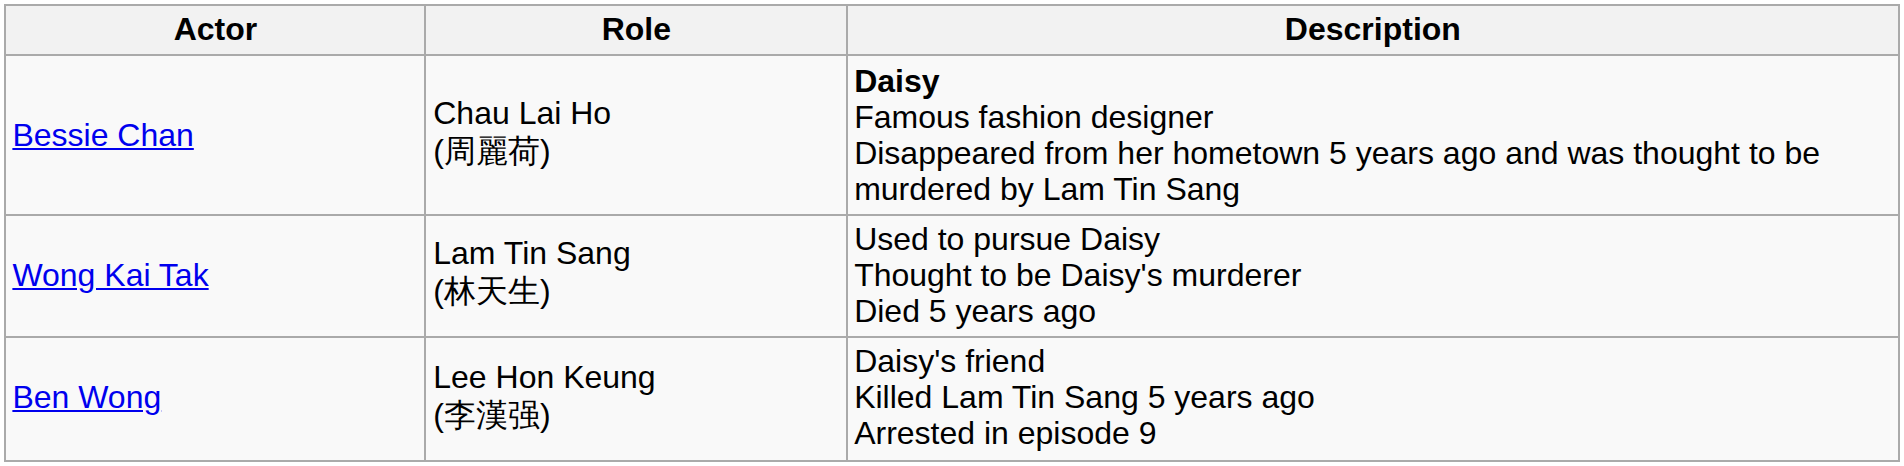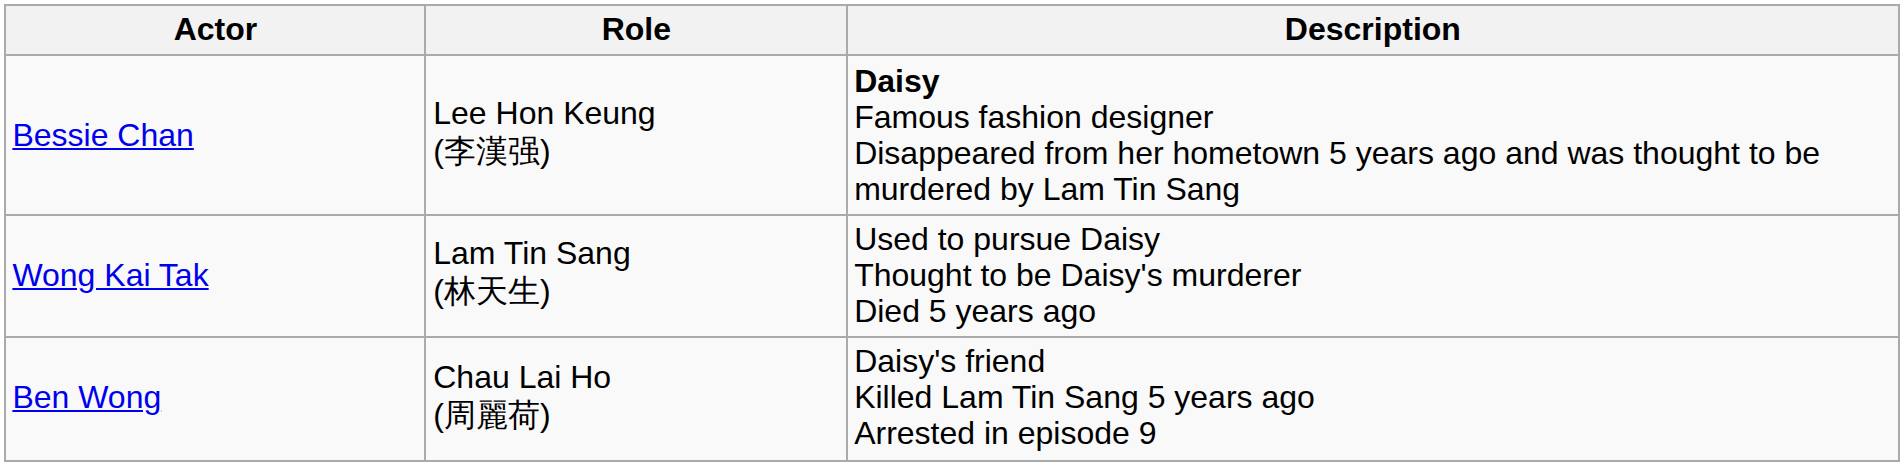(522, 132) Chau Lai Ho (周麗荷) -> (544, 132) Lee Hon Keung (李漢强)
(544, 396) Lee Hon Keung (李漢强) -> (522, 396) Chau Lai Ho (周麗荷)
